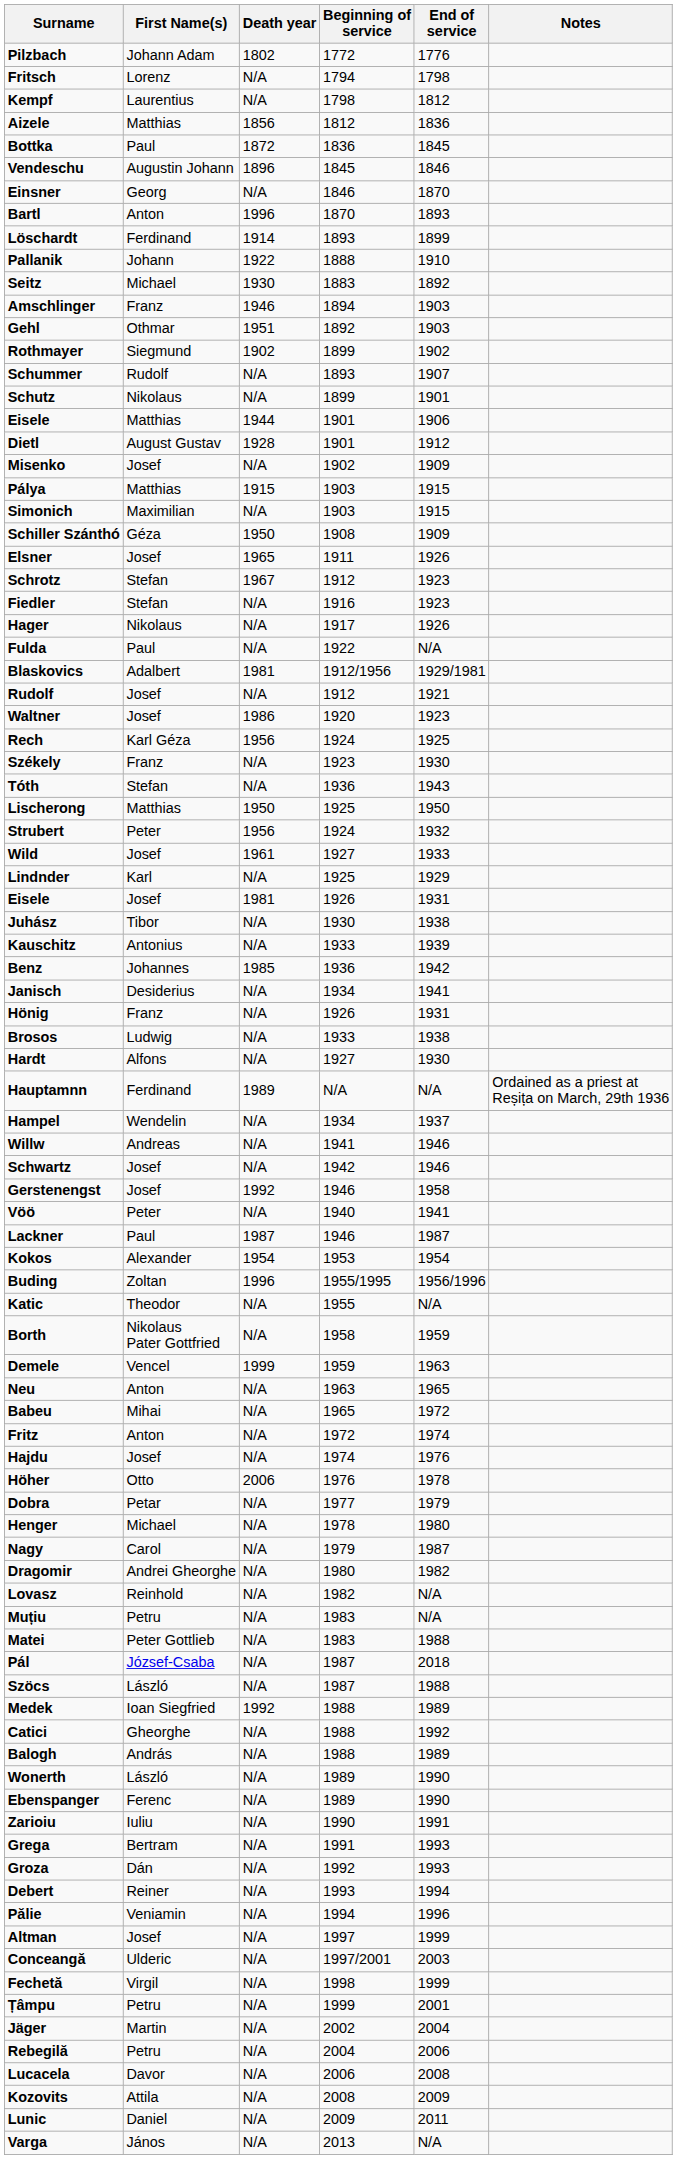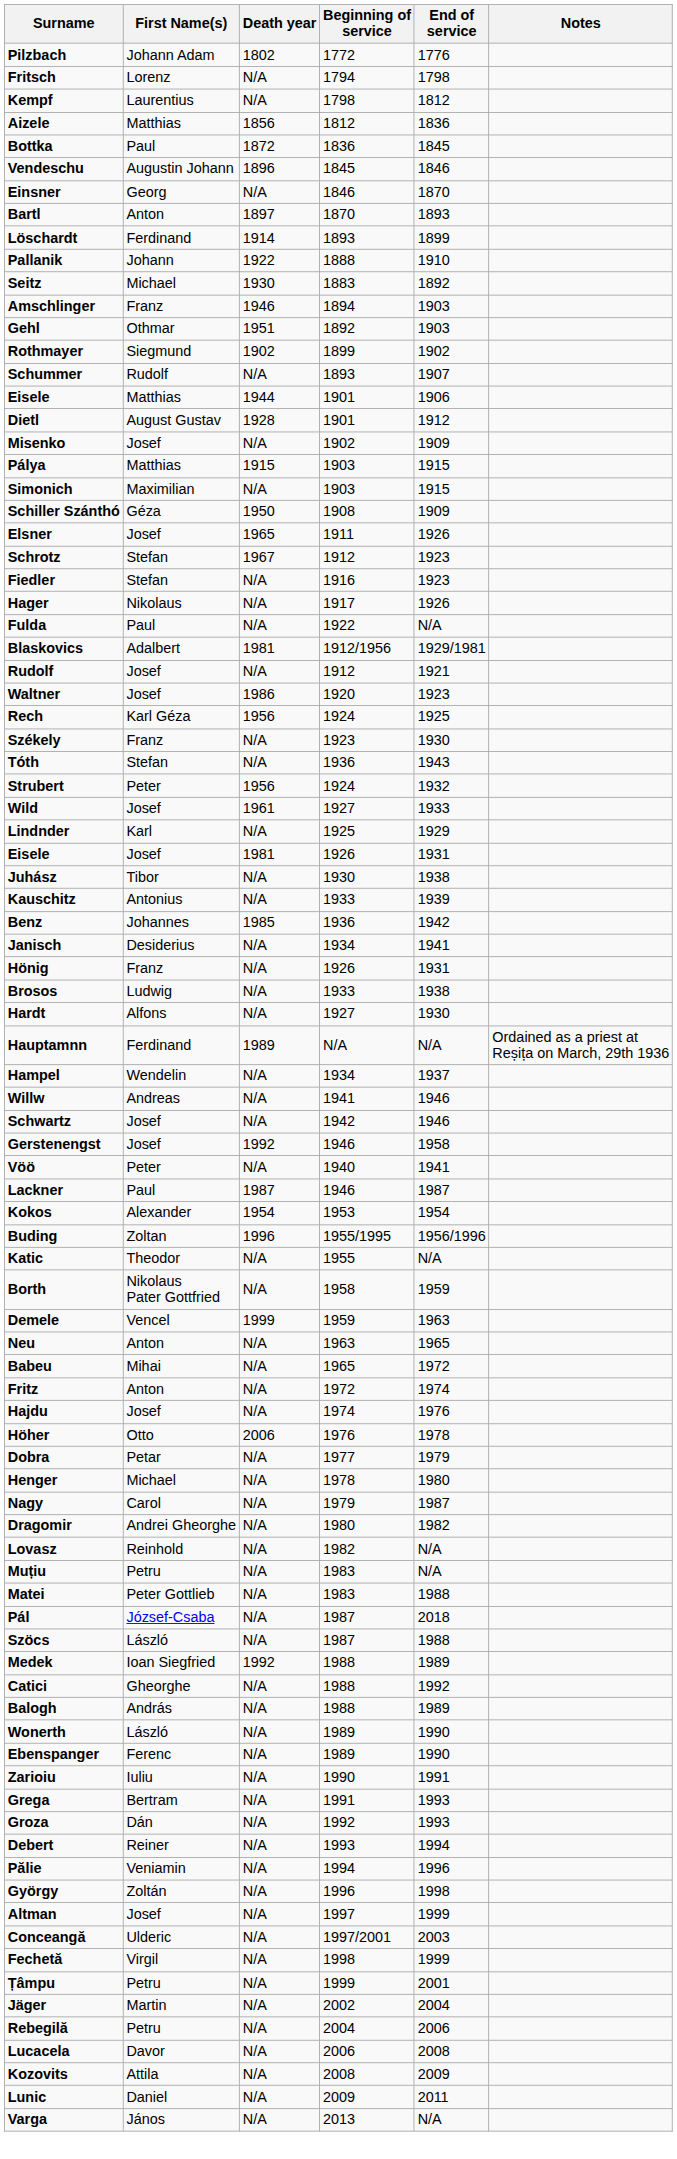(259, 214) 1996 -> (259, 214) 1897
- row: (31, 397)
- row: (47, 808)
+ row: (33, 1891)
